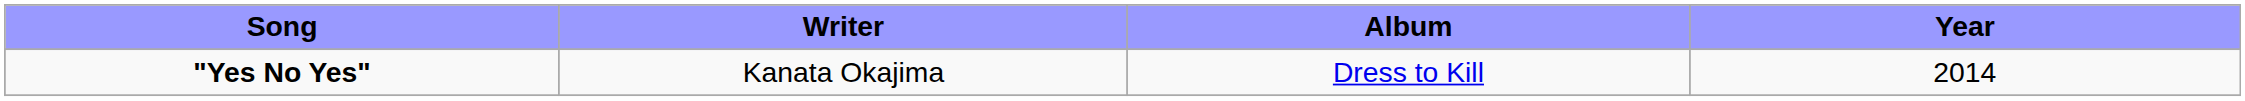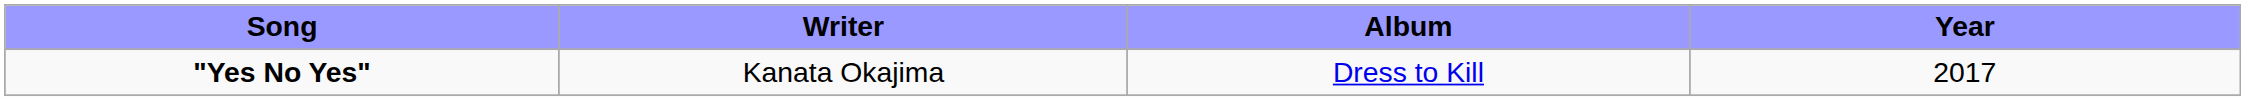(1965, 71) 2014 -> (1965, 71) 2017
